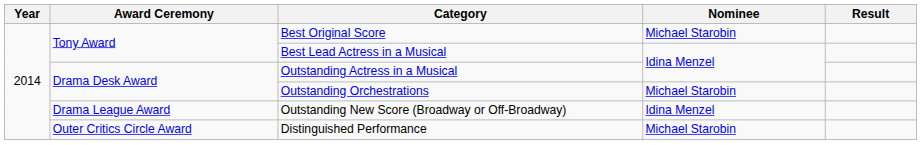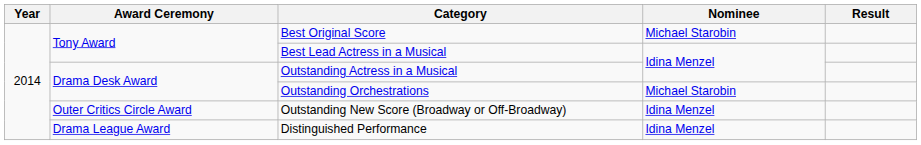(111, 110) Drama League Award -> (122, 110) Outer Critics Circle Award
(122, 129) Outer Critics Circle Award -> (111, 129) Drama League Award
(691, 129) Michael Starobin -> (680, 129) Idina Menzel
